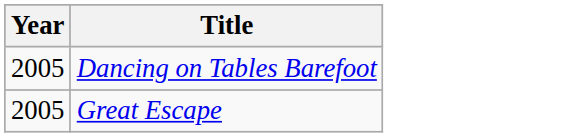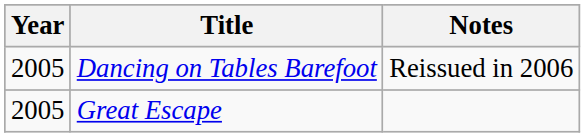+ column: (481, 25)
